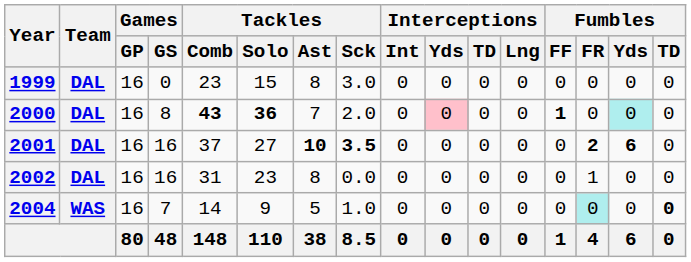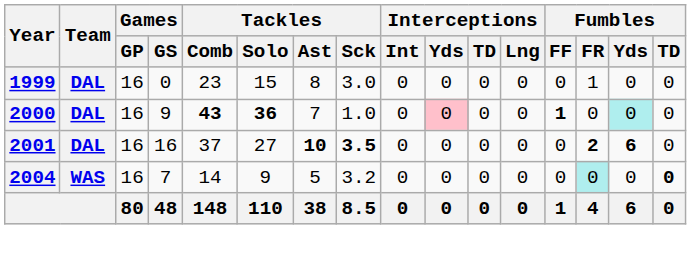(593, 83) 0 -> (593, 83) 1
(166, 114) 8 -> (166, 114) 9
(359, 114) 2.0 -> (359, 114) 1.0
- row: (32, 177)
(359, 209) 1.0 -> (359, 177) 3.2
